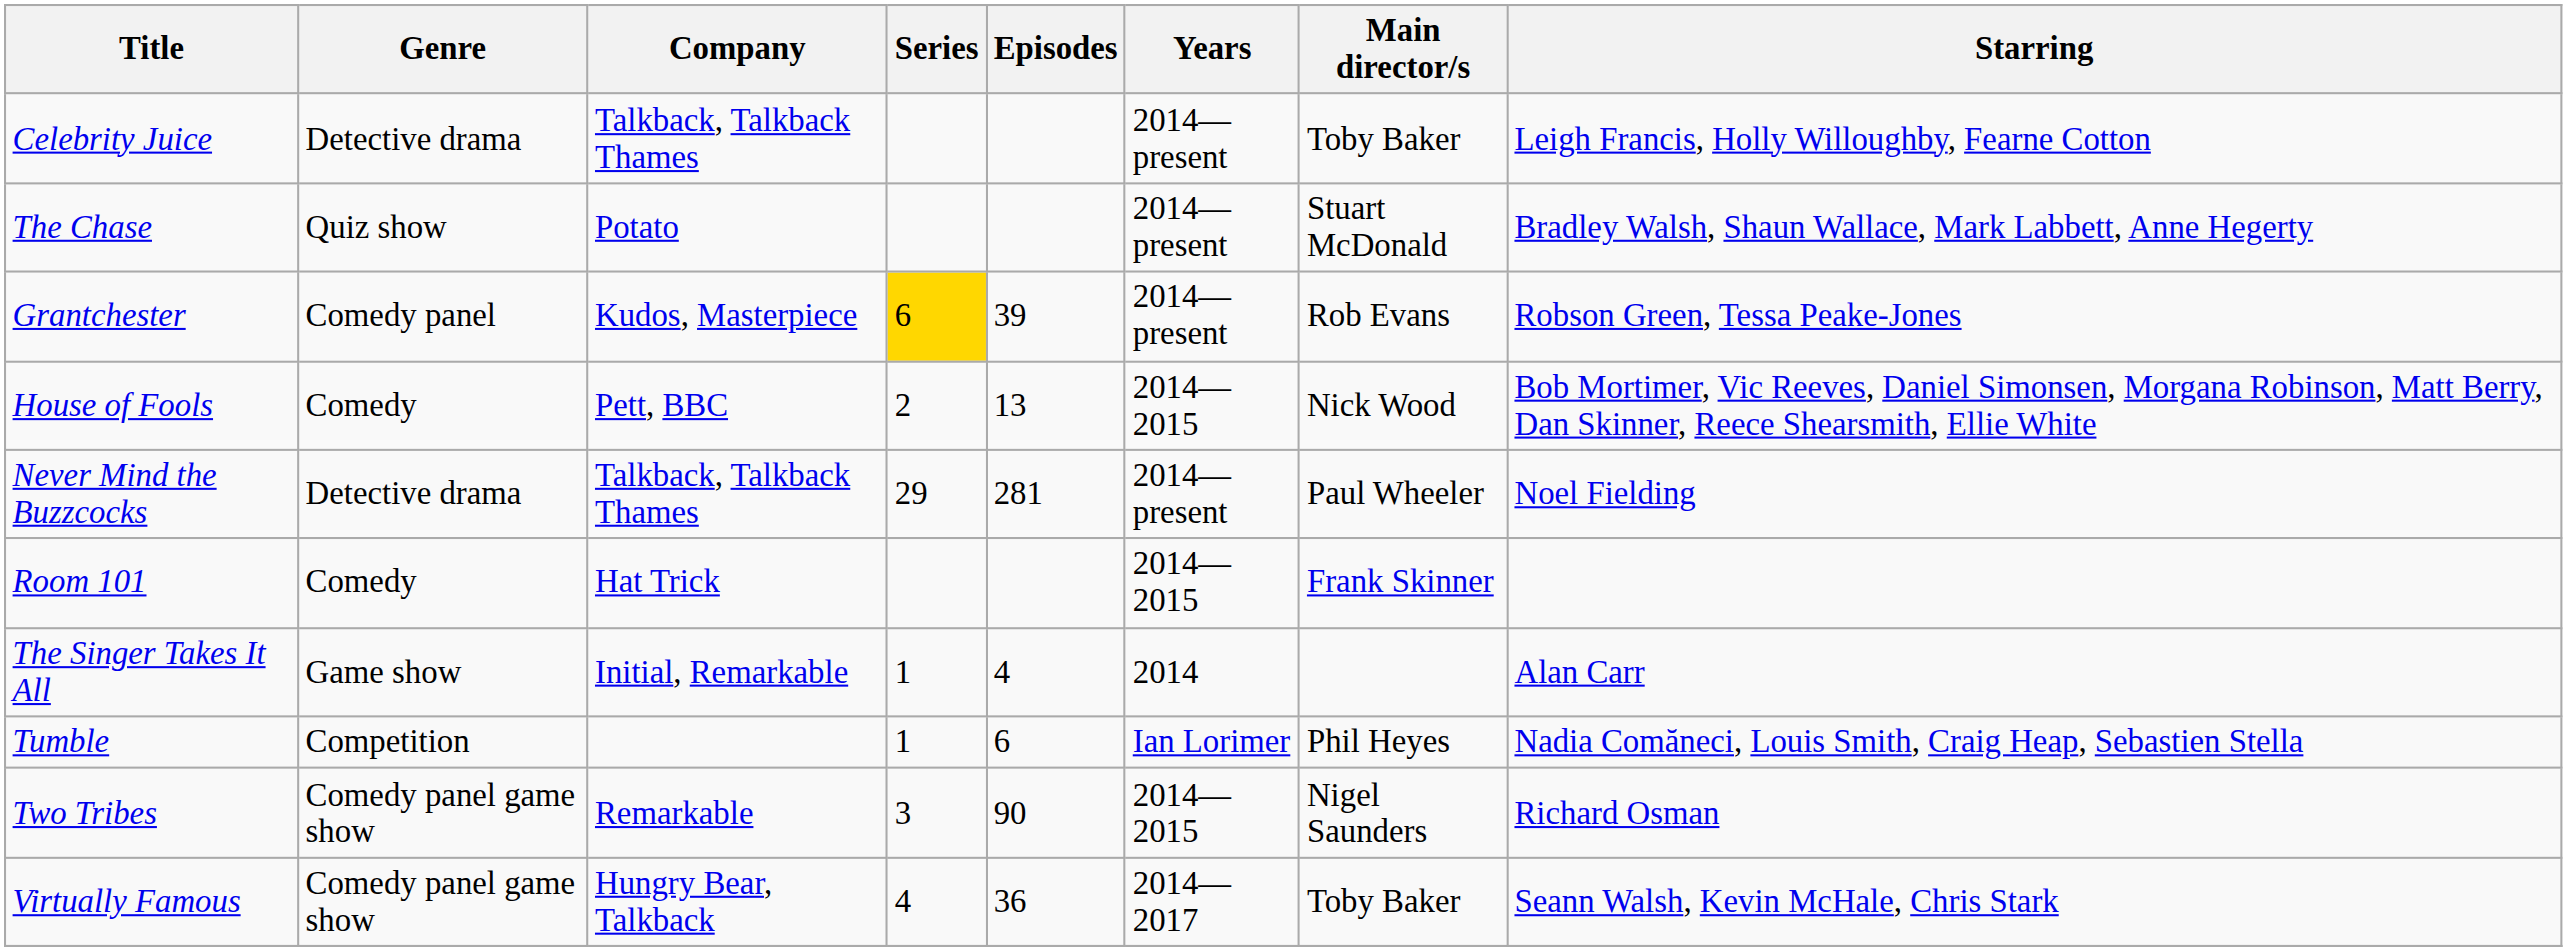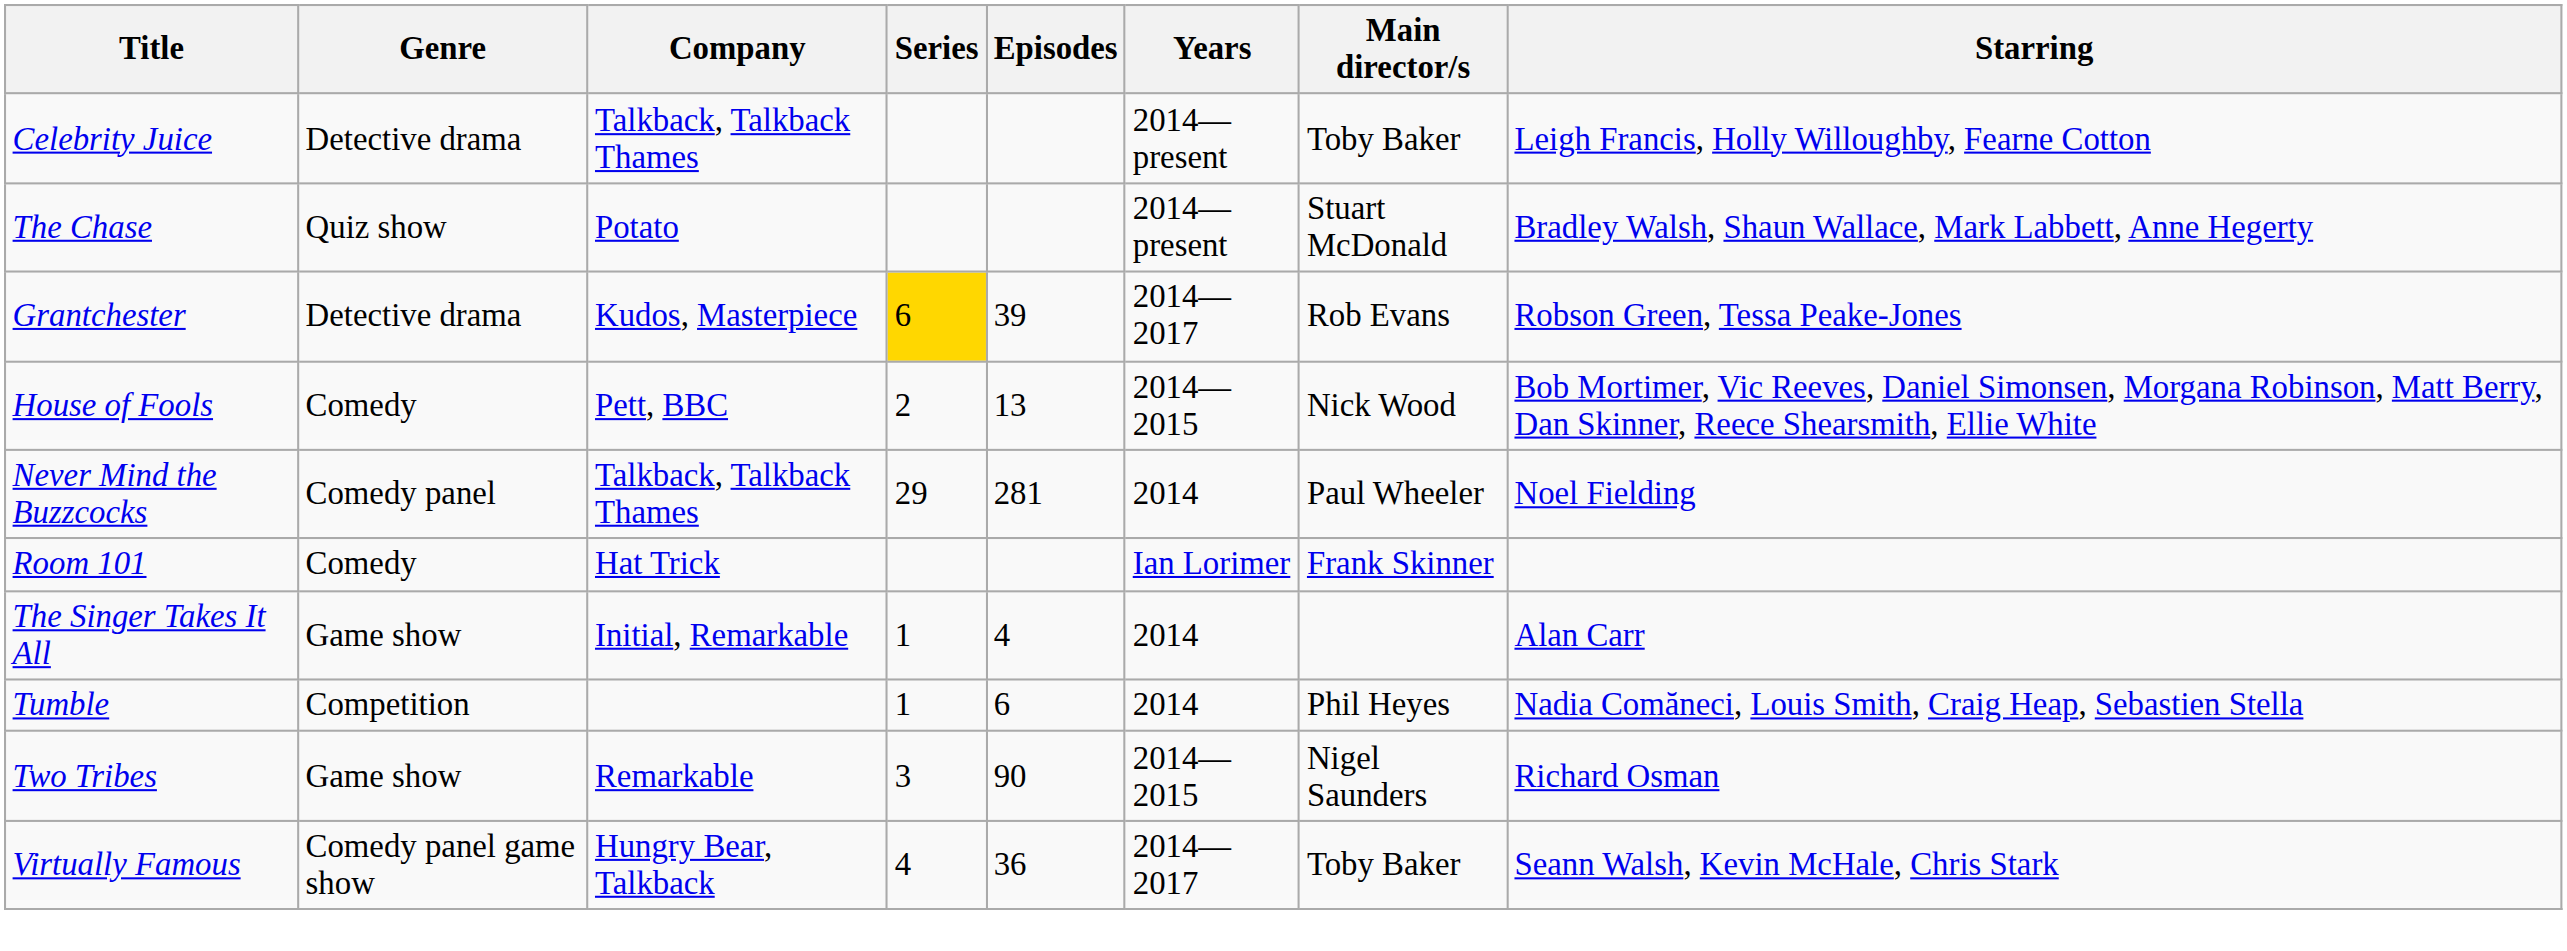(401, 315) Comedy panel -> (413, 315) Detective drama
(1182, 315) 2014—present -> (1182, 315) 2014—2017
(413, 493) Detective drama -> (401, 493) Comedy panel
(1182, 493) 2014—present -> (1166, 493) 2014
(1182, 582) 2014—2015 -> (1212, 564) Ian Lorimer
(1212, 741) Ian Lorimer -> (1166, 704) 2014
(440, 812) Comedy panel game show -> (383, 775) Game show
